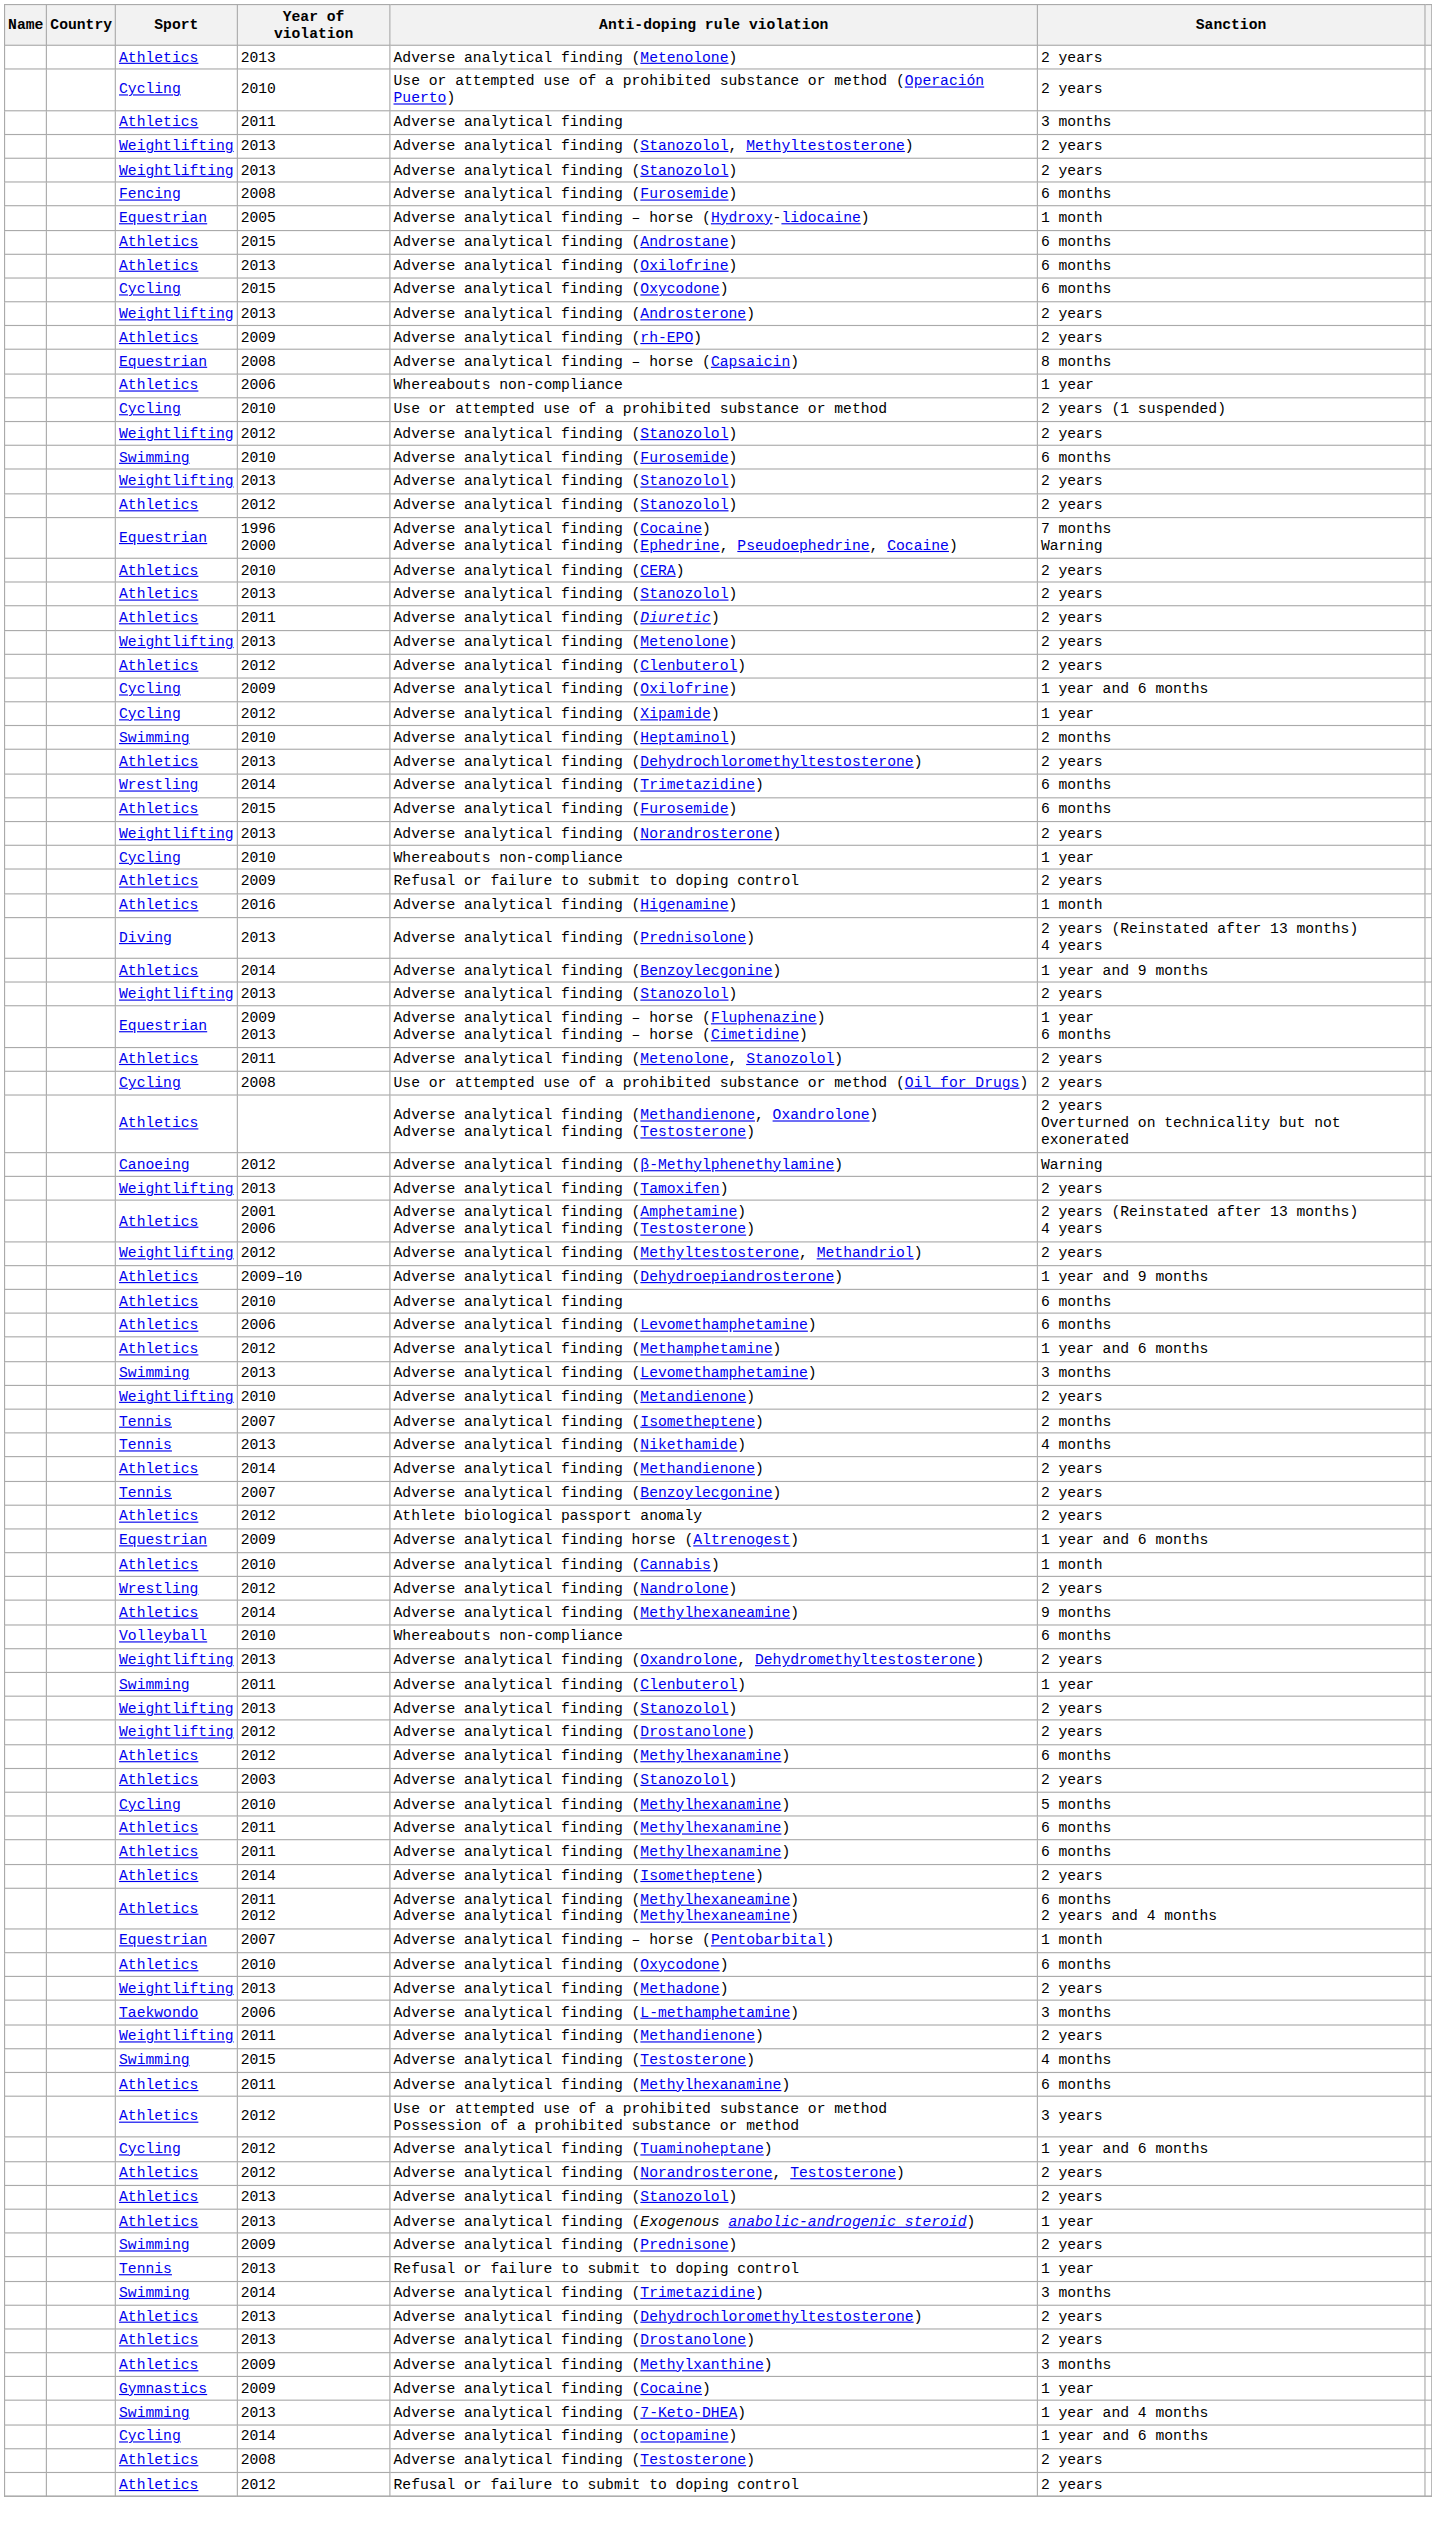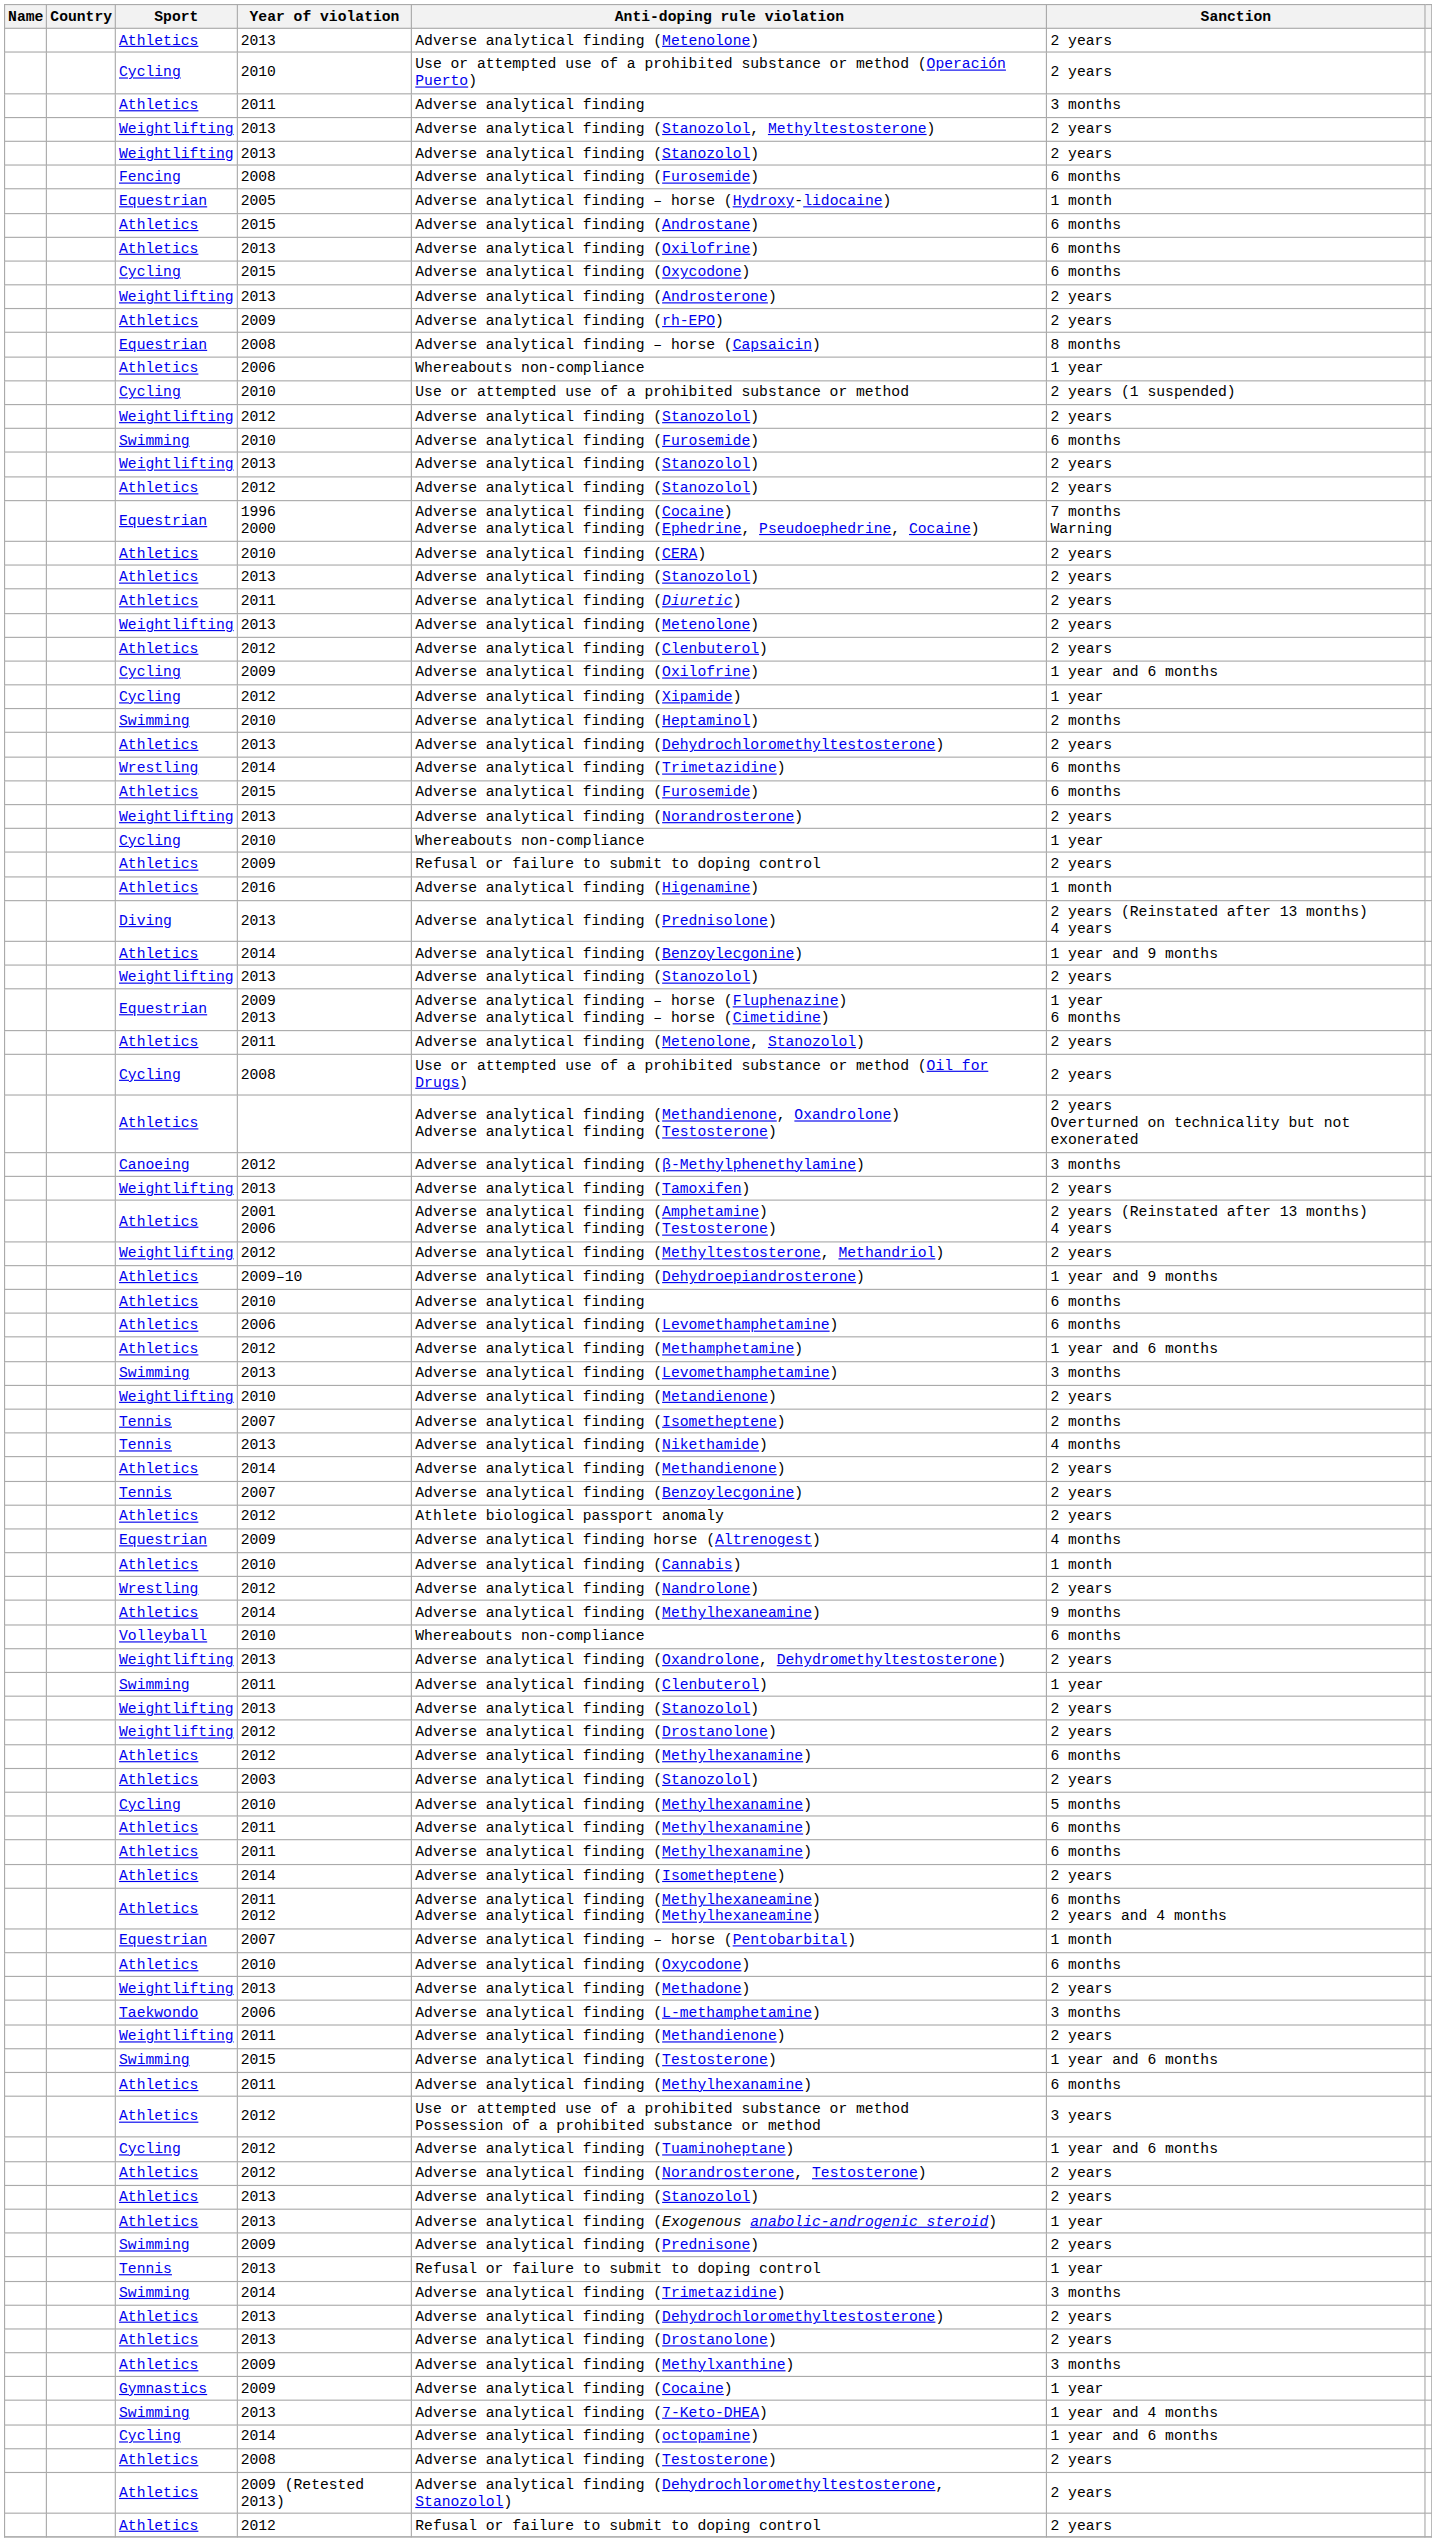(1072, 1165) Warning -> (1086, 1165) 3 months
(1125, 1541) 1 year and 6 months -> (1086, 1541) 4 months
(1076, 2060) 4 months -> (1134, 2060) 1 year and 6 months
+ row: (159, 2493)
